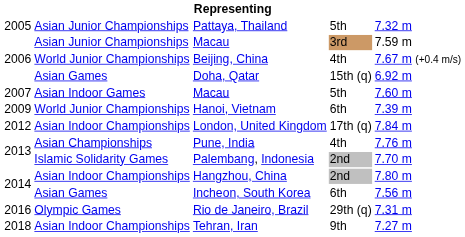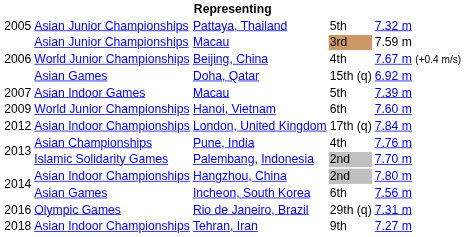(393, 92) 7.60 m -> (393, 92) 7.39 m
(393, 109) 7.39 m -> (393, 109) 7.60 m
